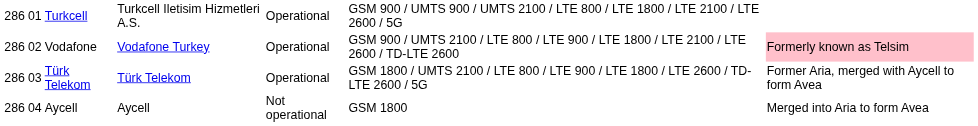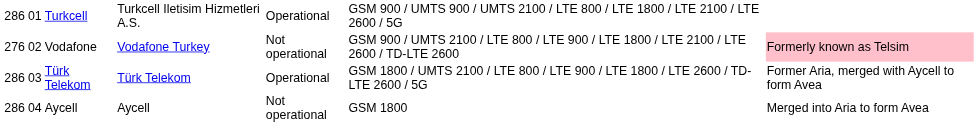(15, 47) 286 -> (15, 47) 276
(298, 47) Operational -> (296, 47) Not operational
